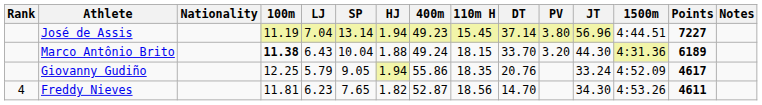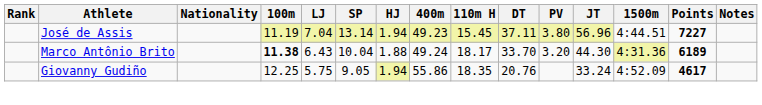(519, 33) 37.14 -> (519, 33) 37.11
(474, 52) 18.15 -> (474, 52) 18.17
(318, 71) 5.79 -> (318, 71) 5.75
- row: (87, 90)
